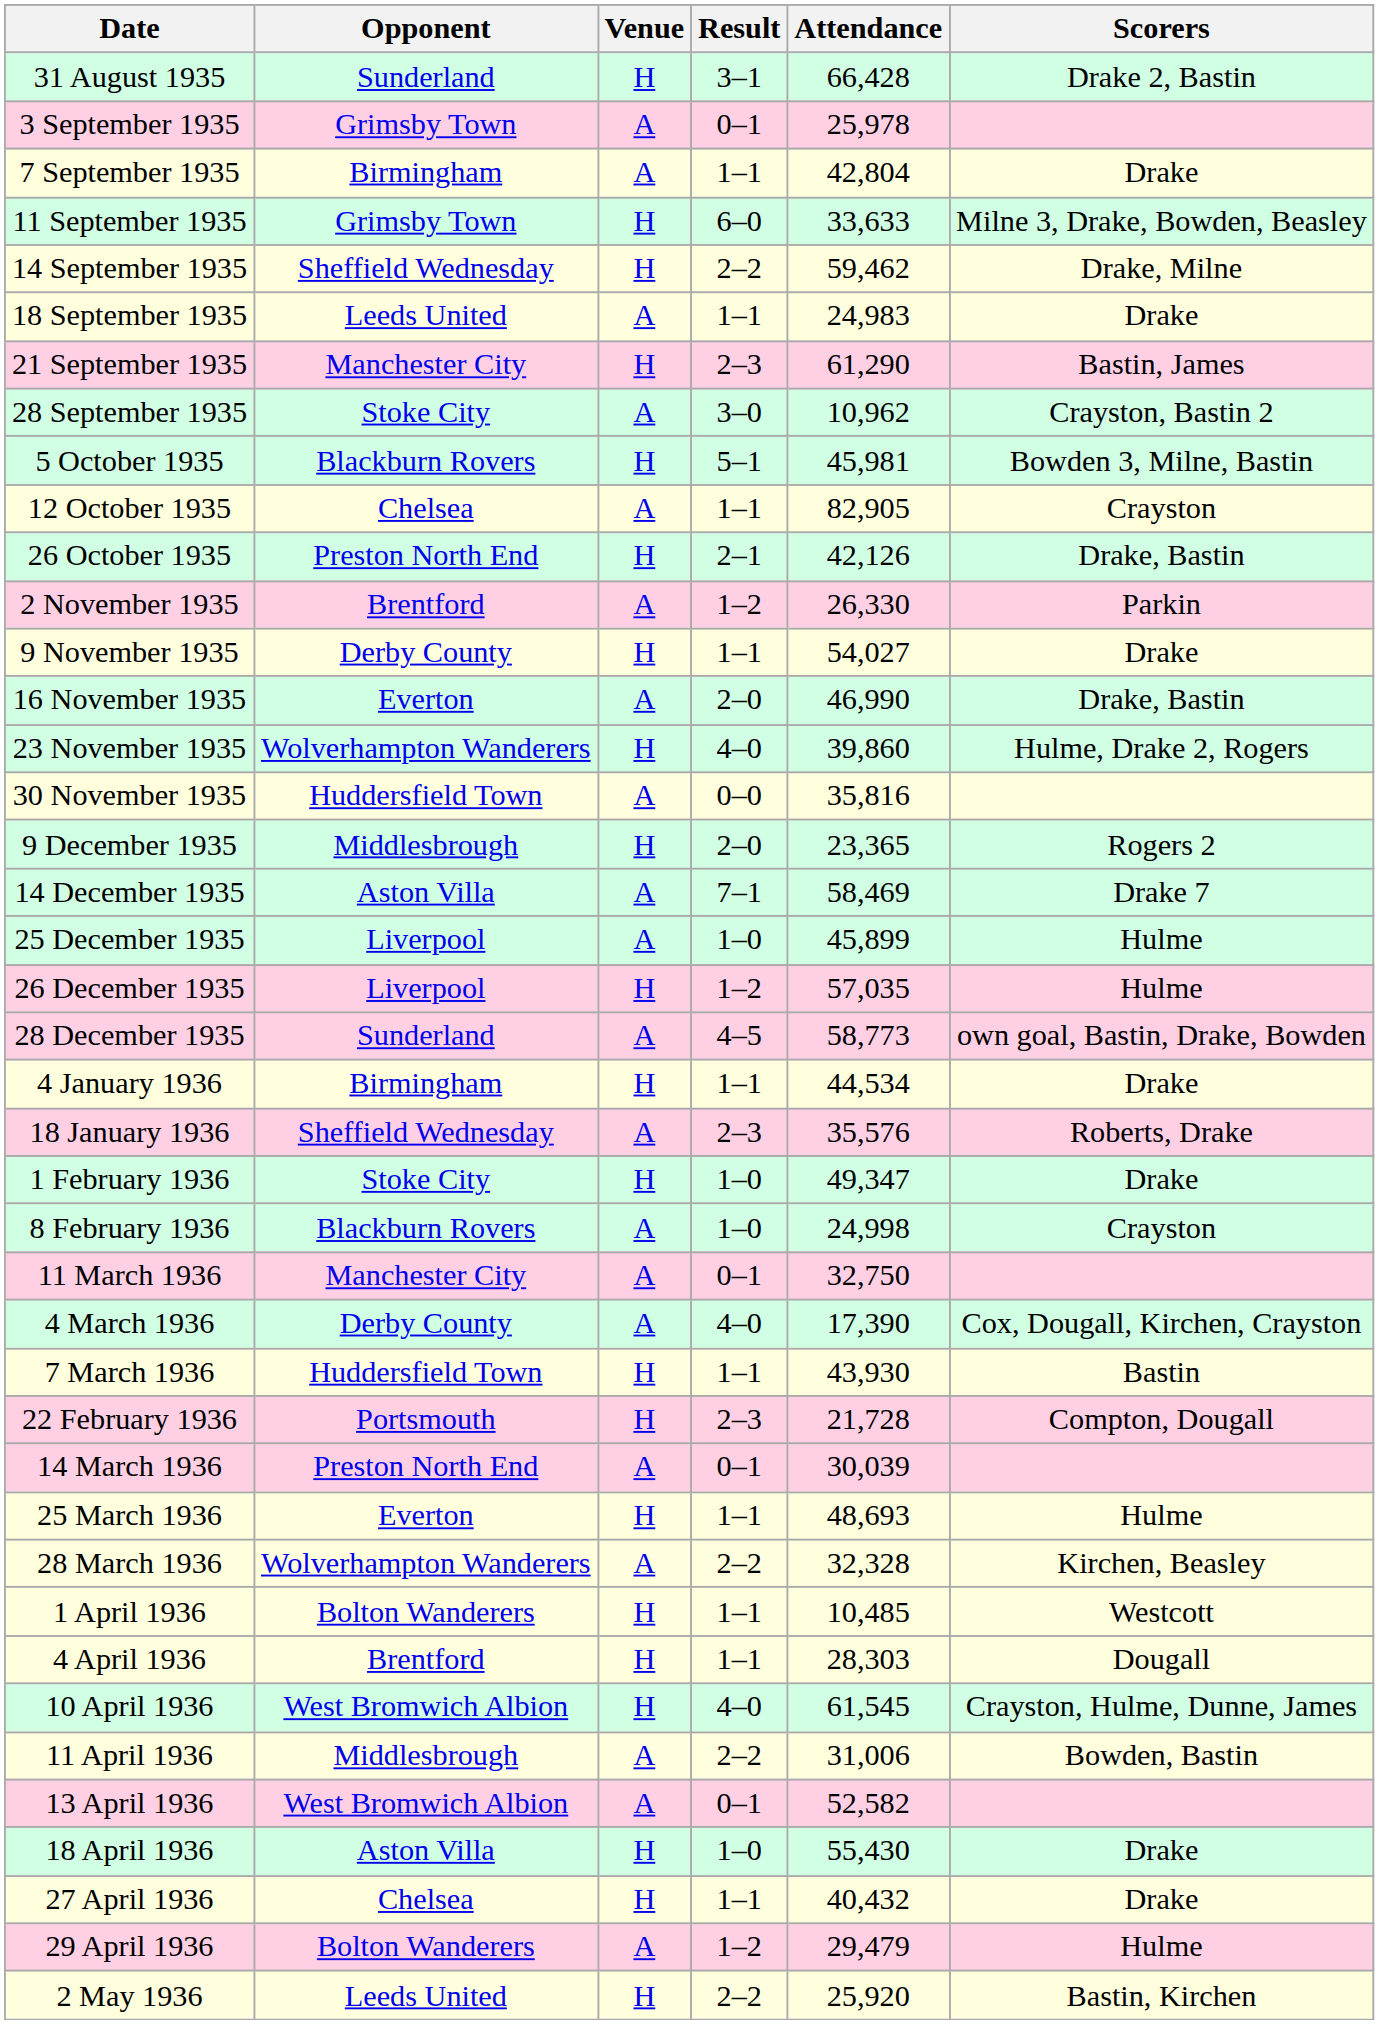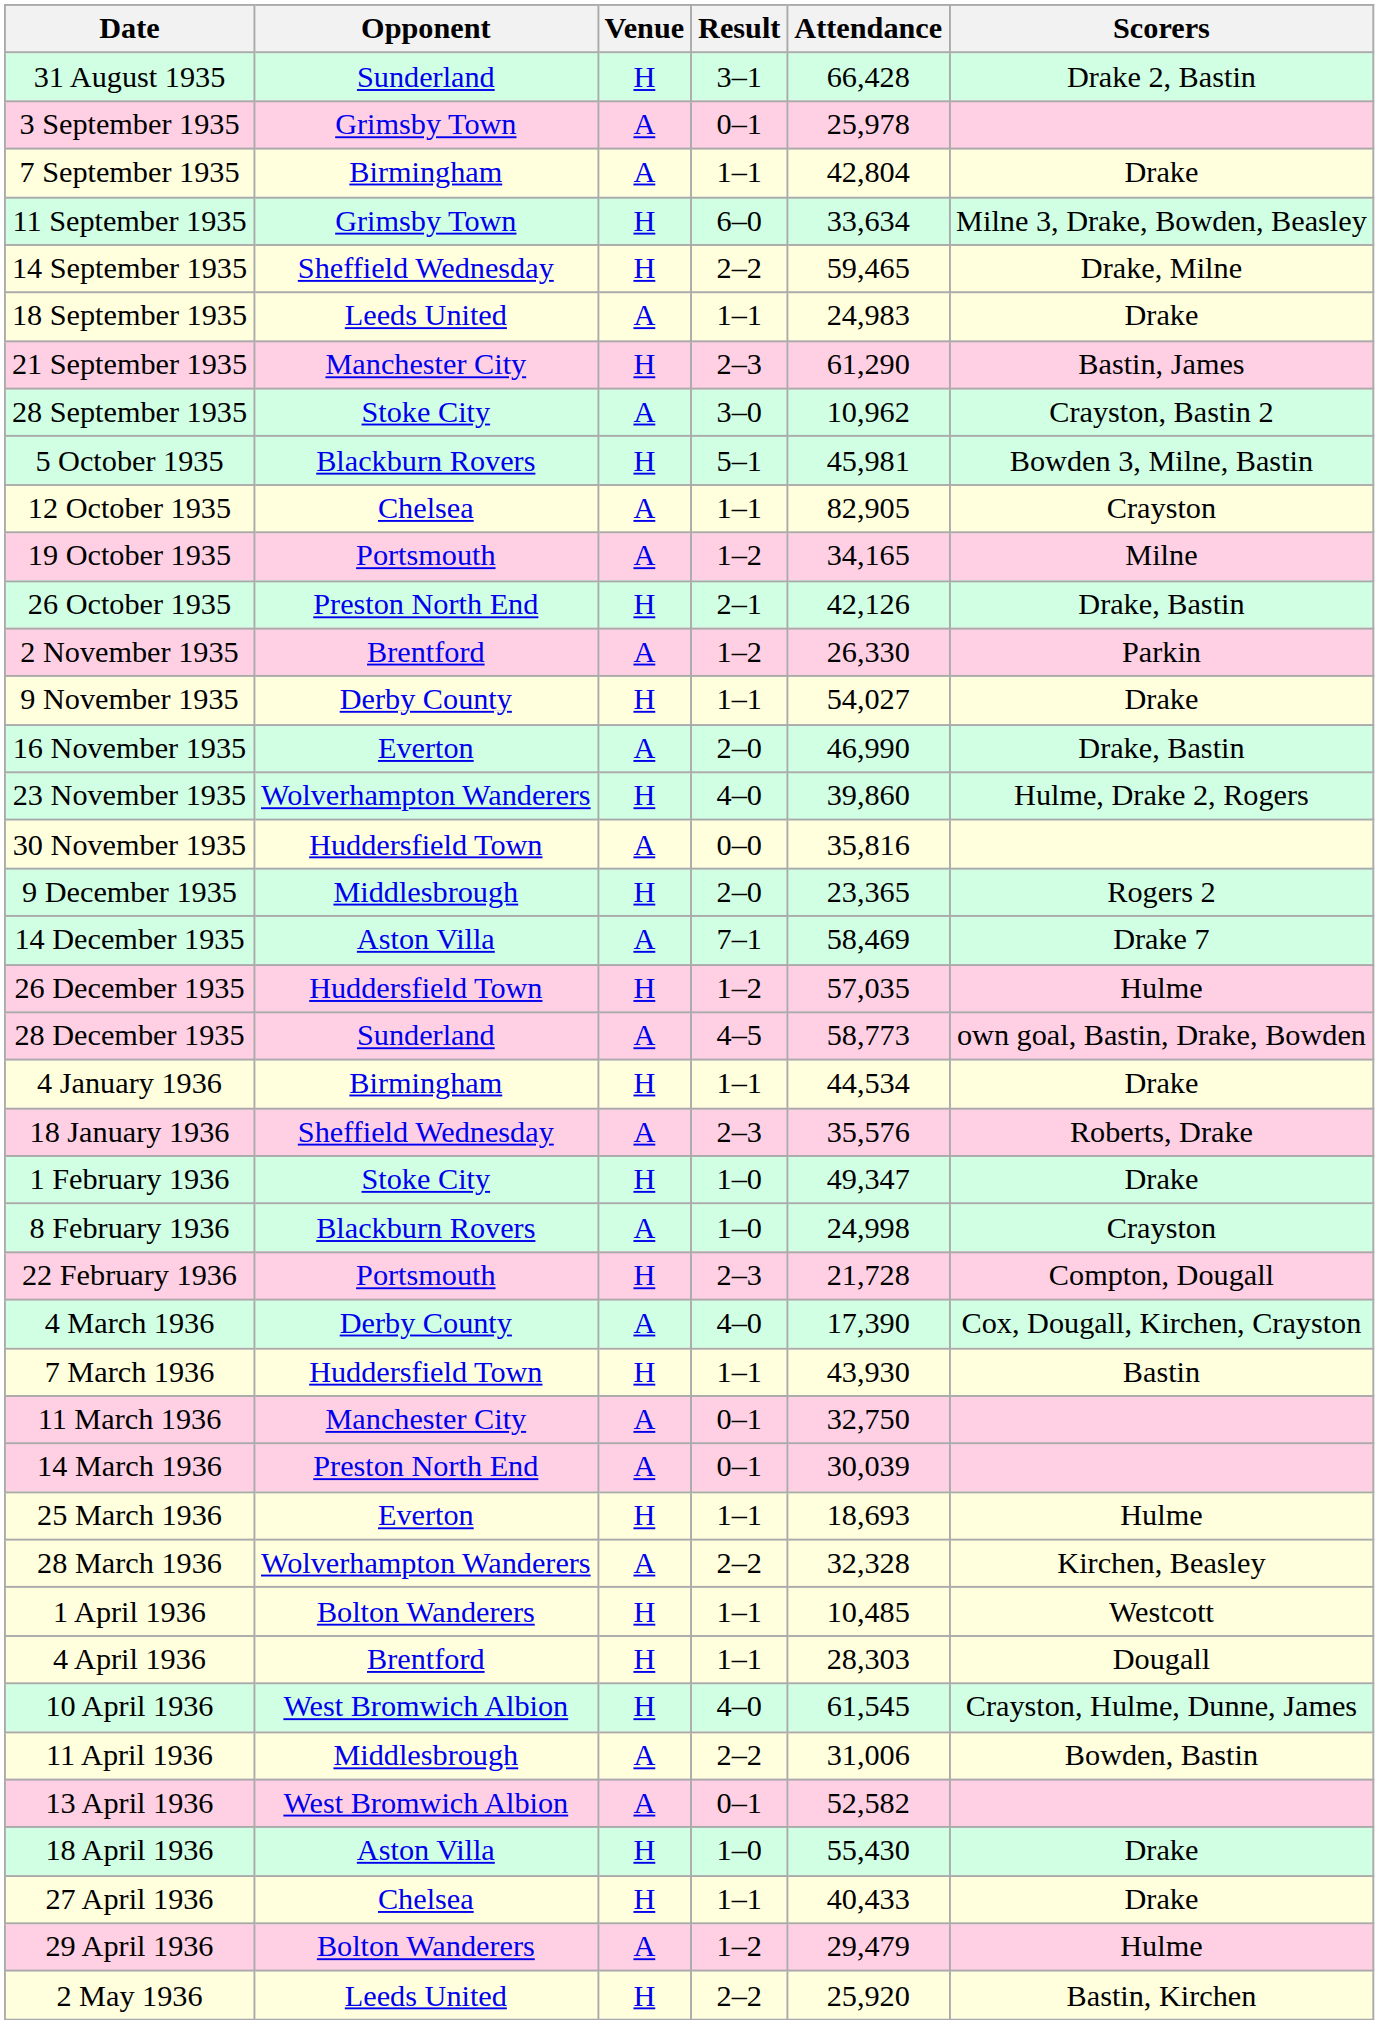(868, 220) 33,633 -> (868, 220) 33,634
(868, 268) 59,462 -> (868, 268) 59,465
+ row: (129, 556)
- row: (129, 939)
(426, 987) Liverpool -> (426, 987) Huddersfield Town
rows swapped: (129, 1419) <-> (129, 1275)
(868, 1515) 48,693 -> (868, 1515) 18,693
(868, 1898) 40,432 -> (868, 1898) 40,433
